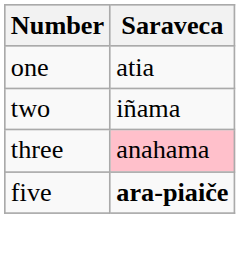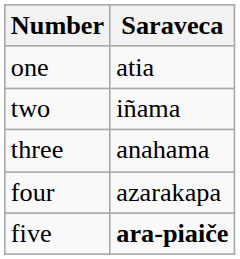(163, 150) pink background -> (163, 150) no background
+ row: (33, 191)
